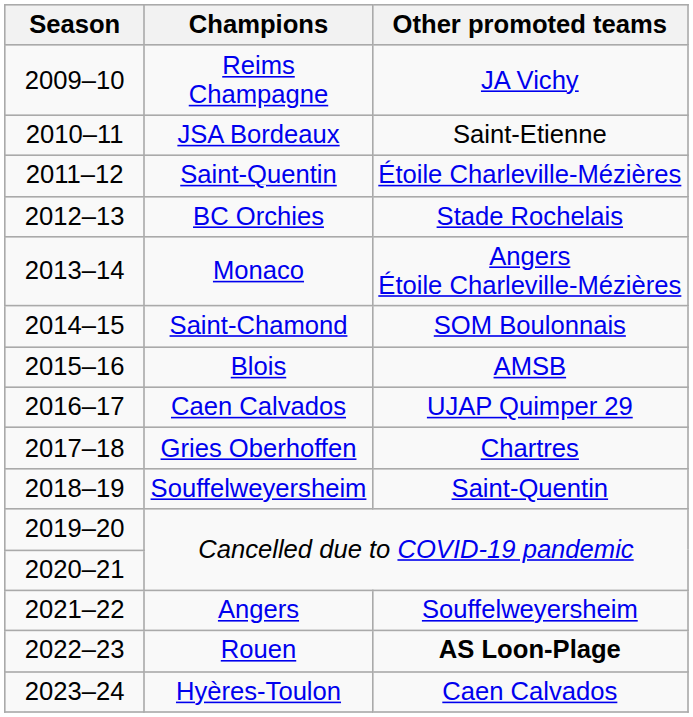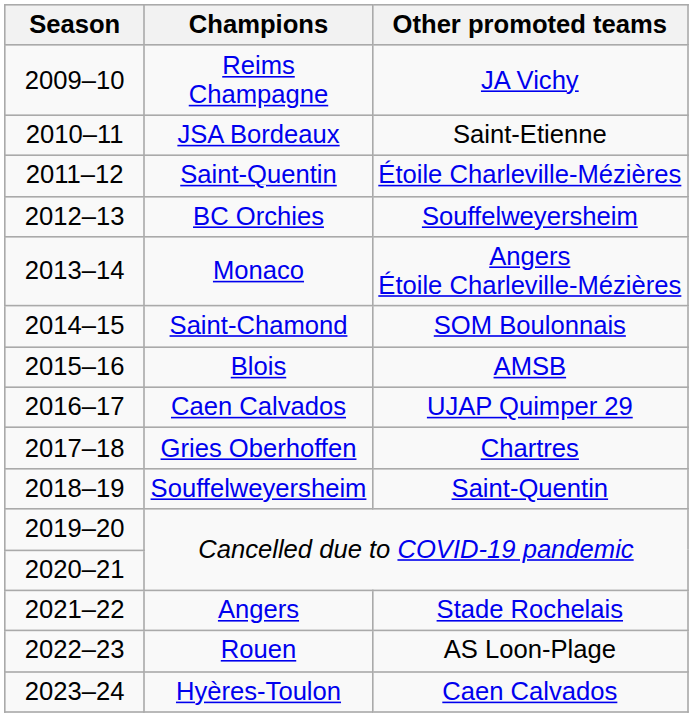(530, 216) Stade Rochelais -> (530, 216) Souffelweyersheim
(530, 610) Souffelweyersheim -> (530, 610) Stade Rochelais
(530, 650) bold -> (530, 650) normal
